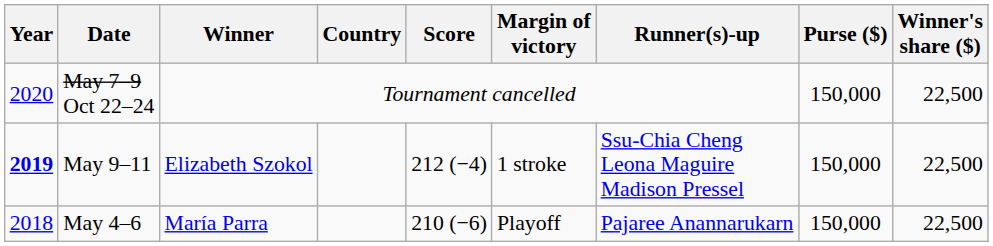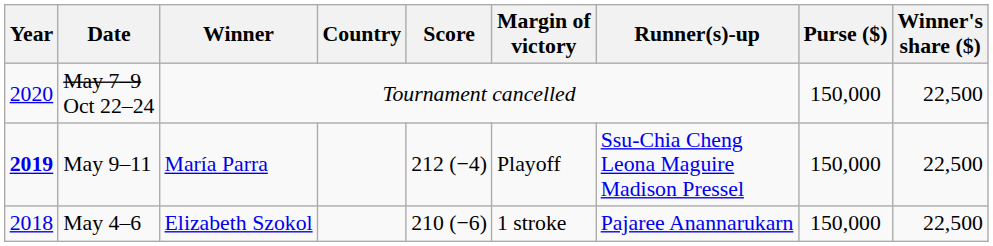(239, 164) Elizabeth Szokol -> (216, 164) María Parra
(532, 164) 1 stroke -> (529, 164) Playoff
(216, 223) María Parra -> (239, 223) Elizabeth Szokol
(529, 223) Playoff -> (532, 223) 1 stroke
